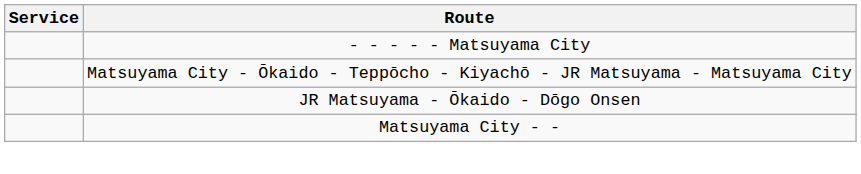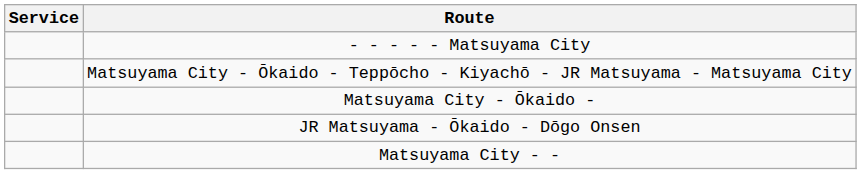+ row: (469, 100)
